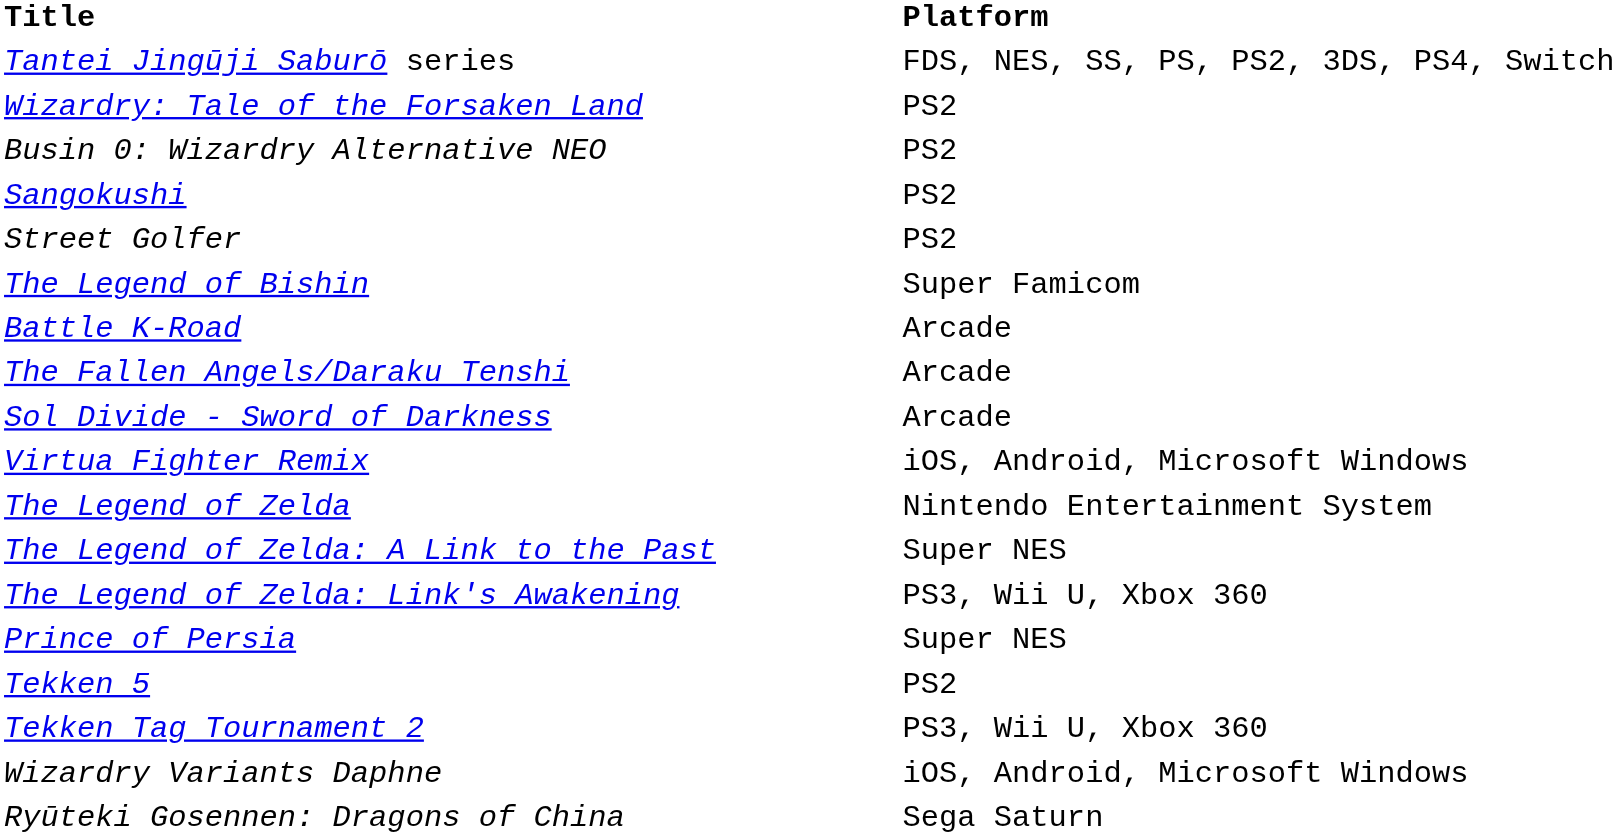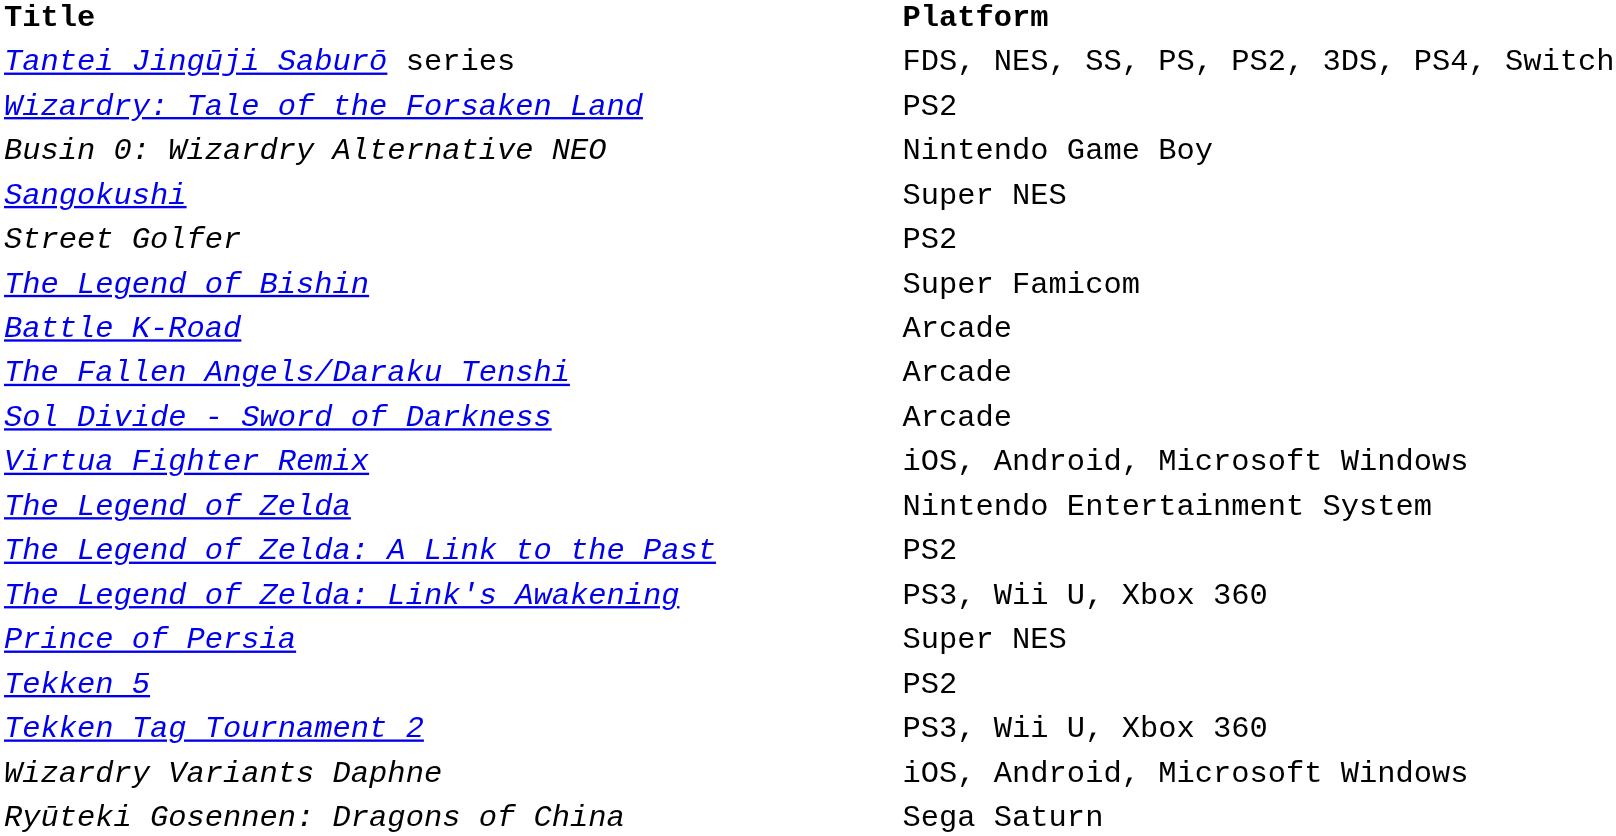(930, 151) PS2 -> (1058, 151) Nintendo Game Boy
(930, 195) PS2 -> (985, 195) Super NES
(985, 551) Super NES -> (930, 551) PS2
